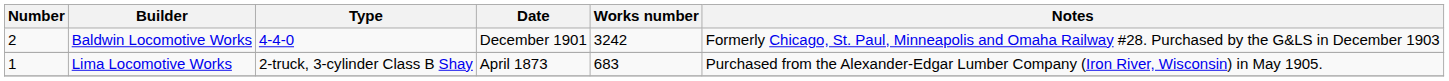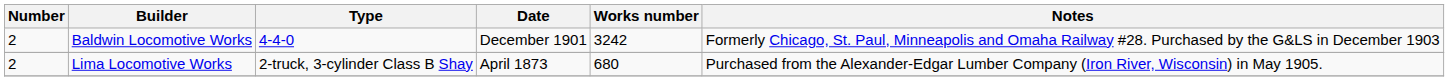(12, 64) 1 -> (12, 64) 2
(606, 64) 683 -> (606, 64) 680
